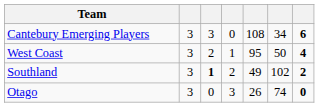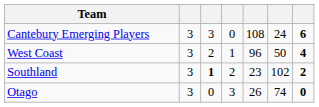(280, 33) 34 -> (280, 33) 24
(255, 53) 95 -> (255, 53) 96
(255, 72) 49 -> (255, 72) 23
